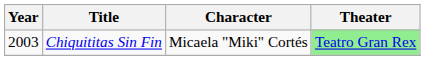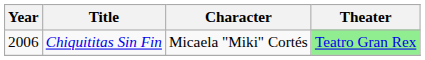(23, 42) 2003 -> (23, 42) 2006
